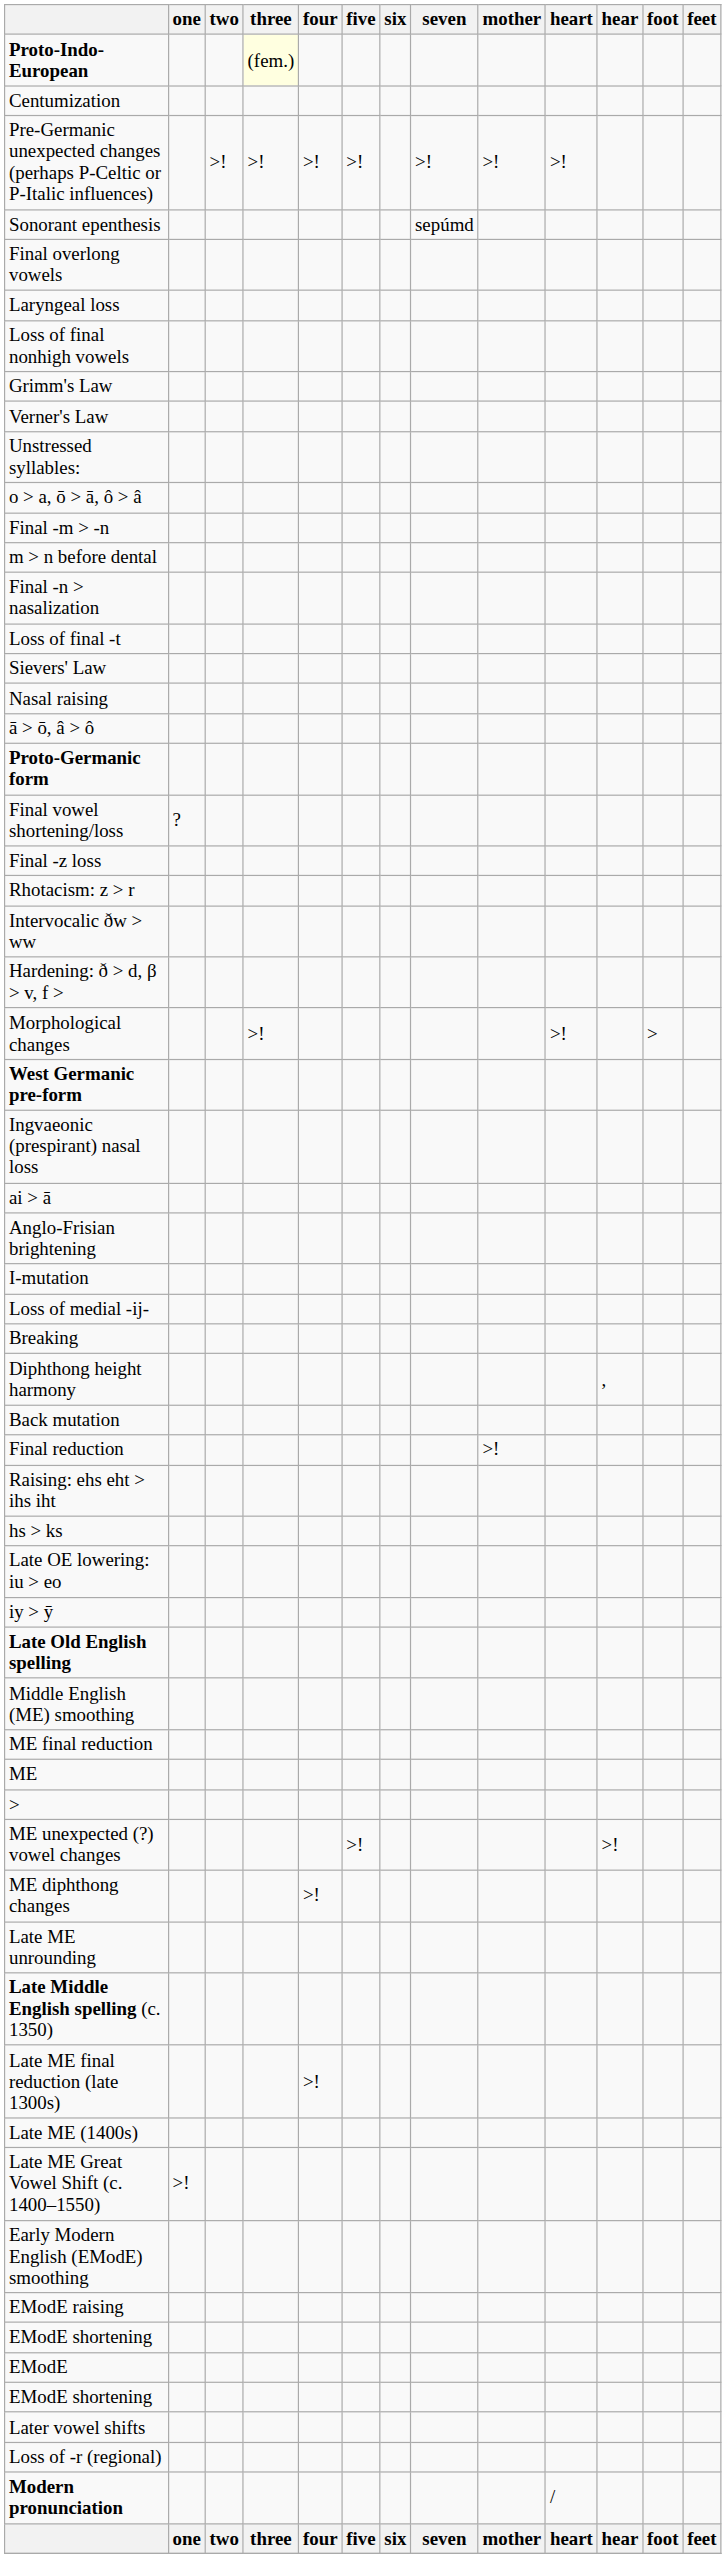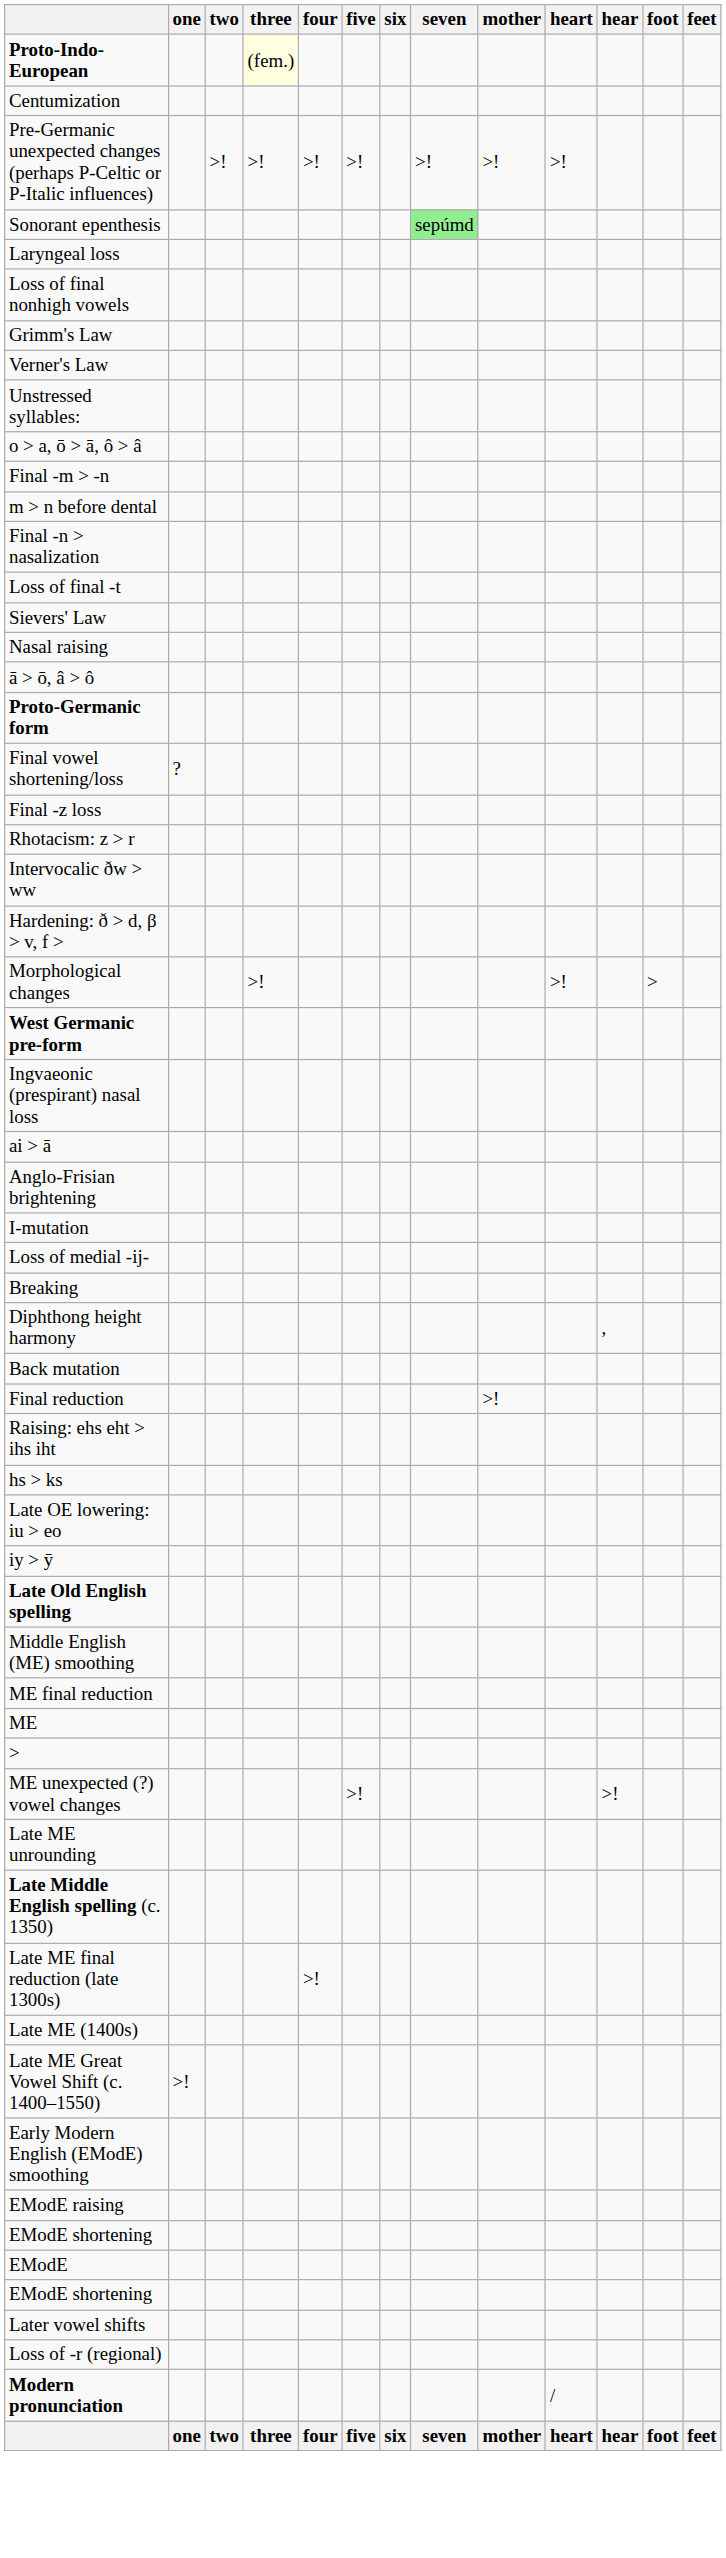(444, 224) no background -> (444, 224) lightgreen background
- row: (64, 264)
- row: (64, 1895)
